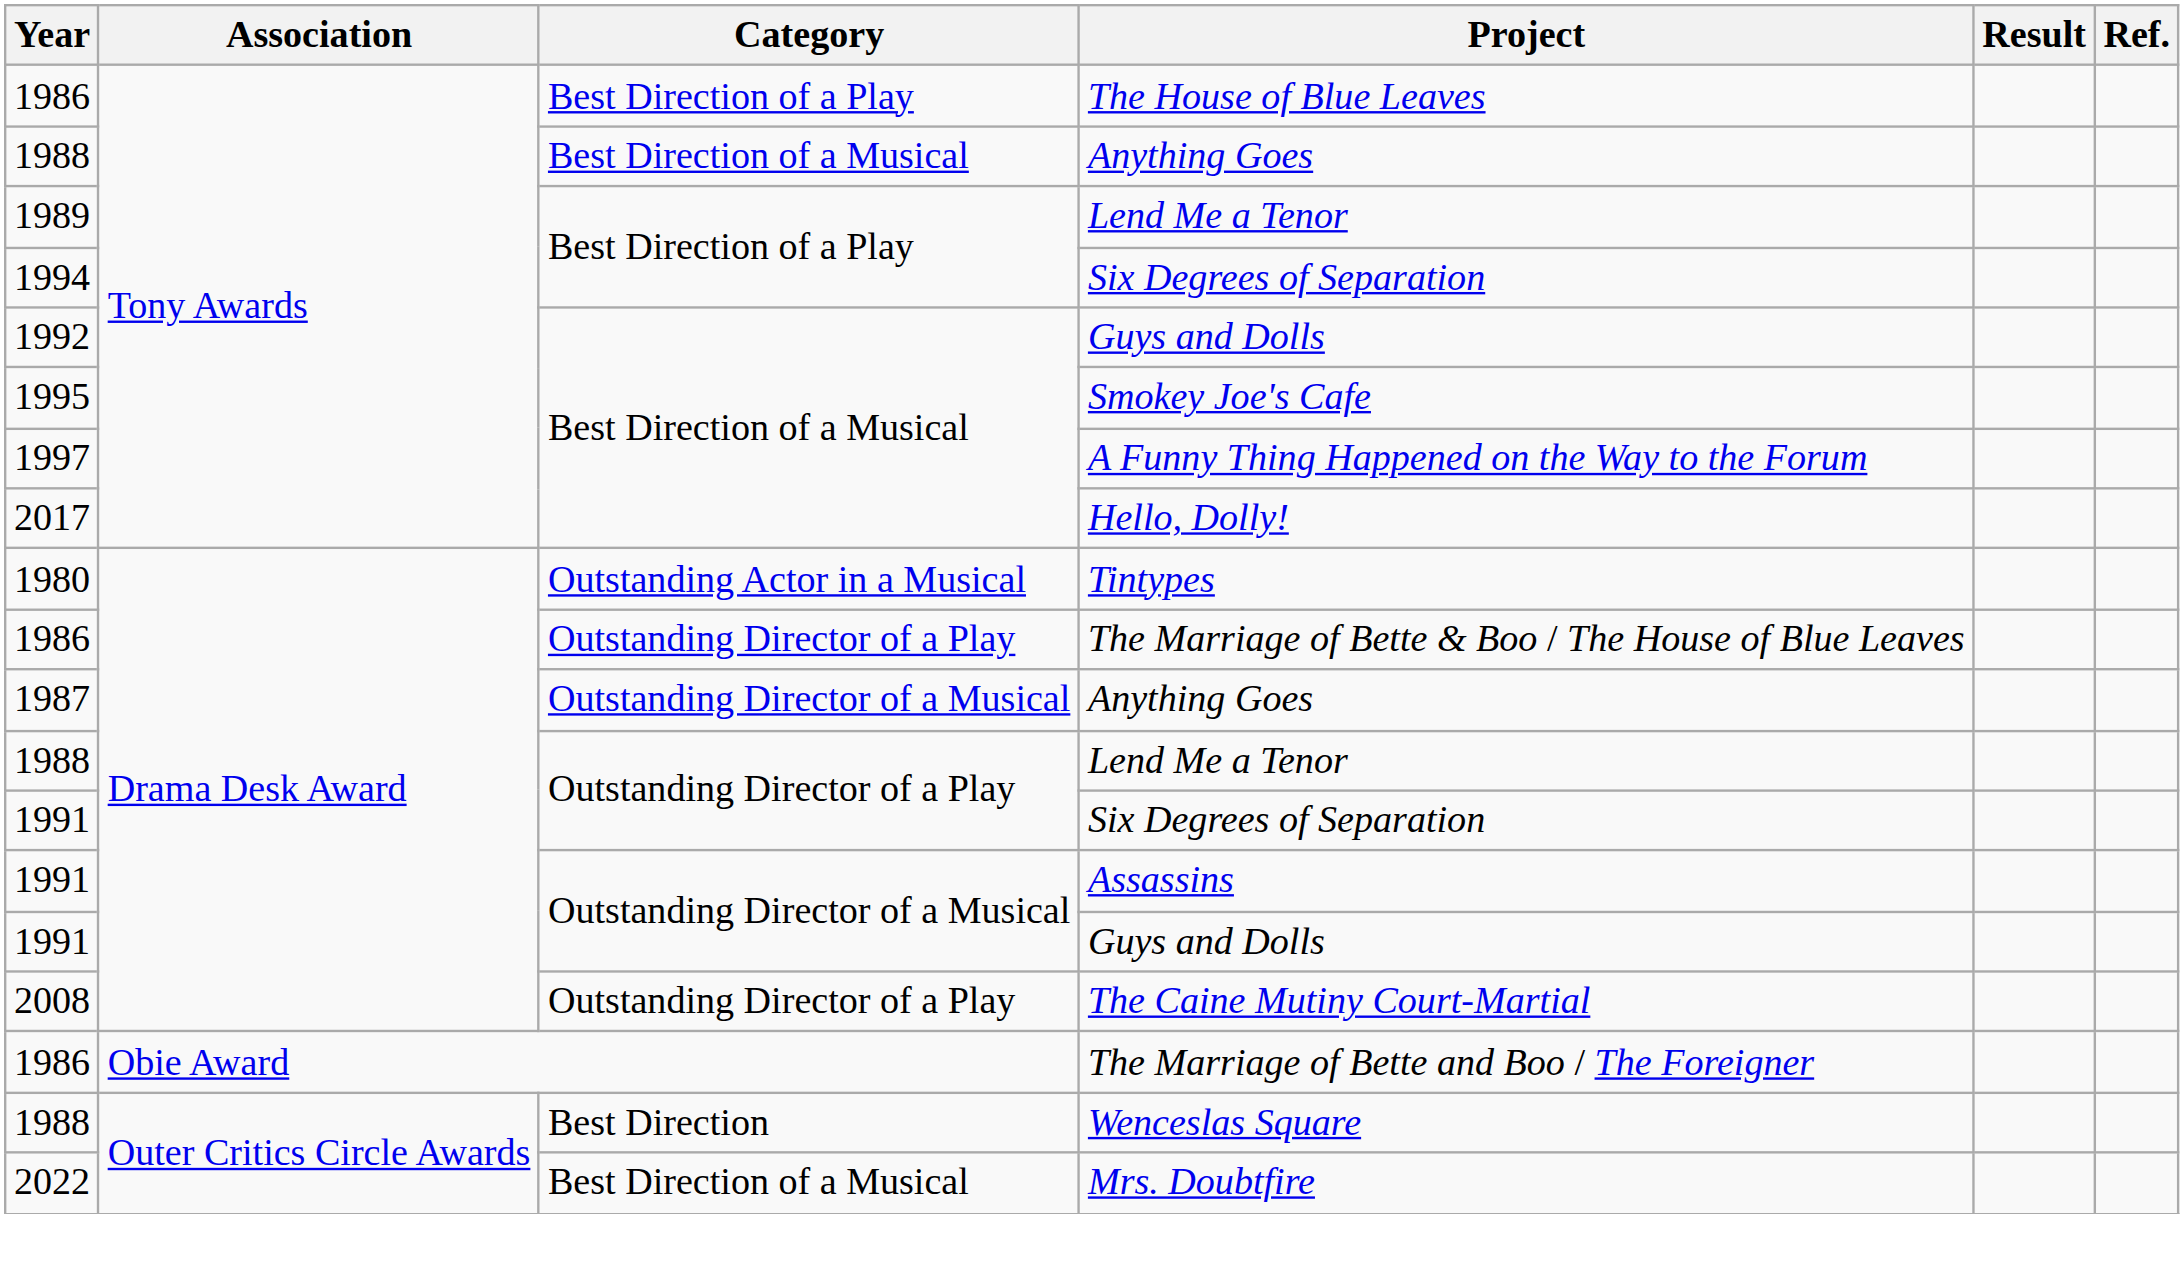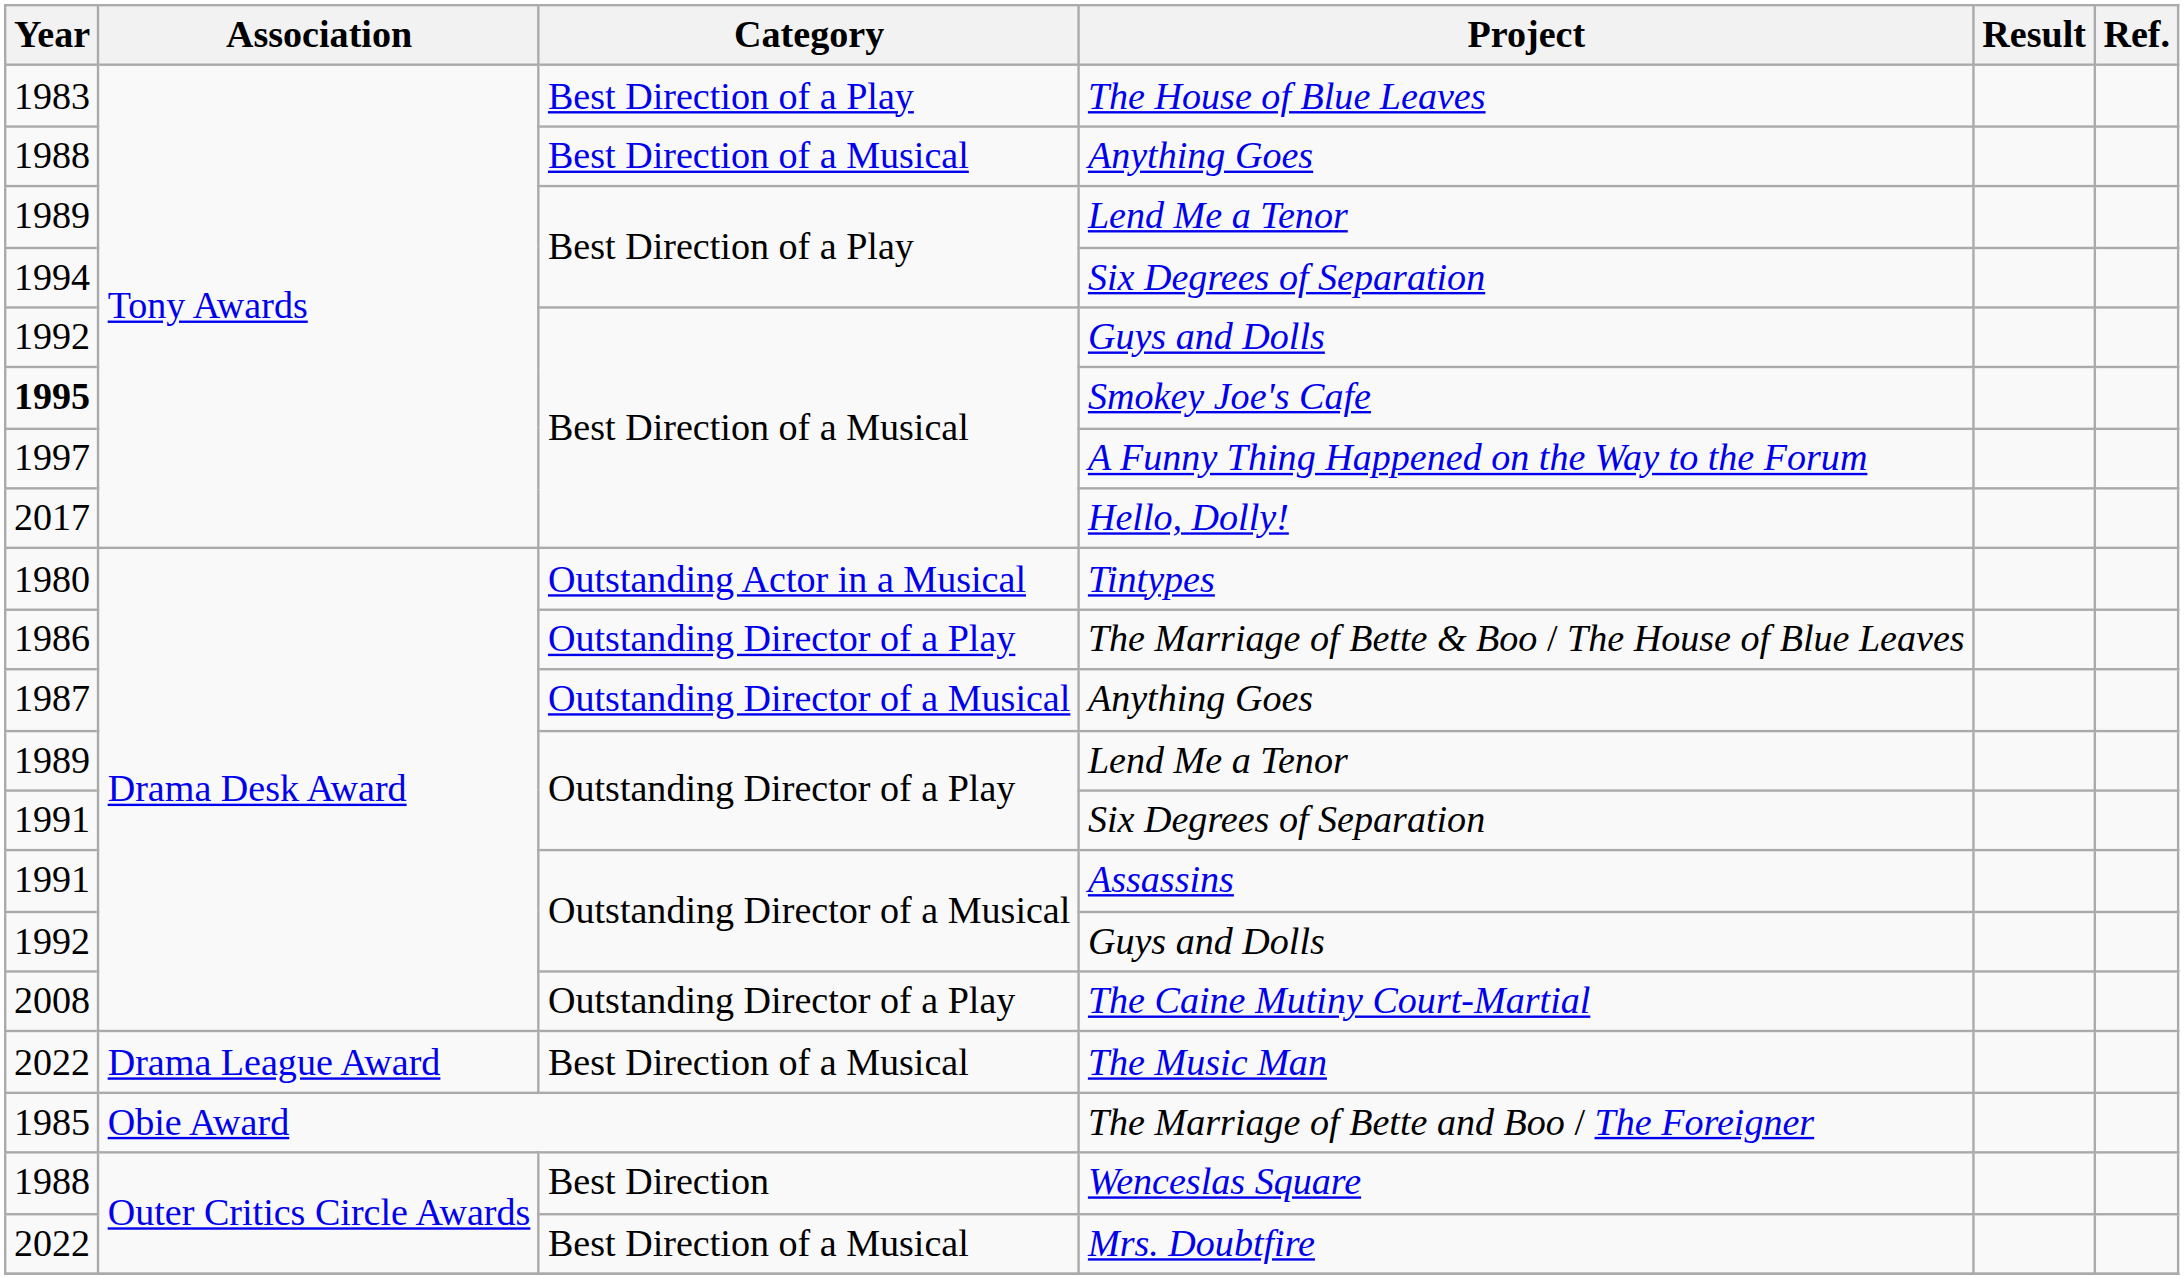(52, 95) 1986 -> (52, 95) 1983
(52, 397) normal -> (52, 397) bold
(52, 759) 1988 -> (52, 759) 1989
(52, 940) 1991 -> (52, 940) 1992
+ row: (758, 1061)
(52, 1061) 1986 -> (52, 1121) 1985
